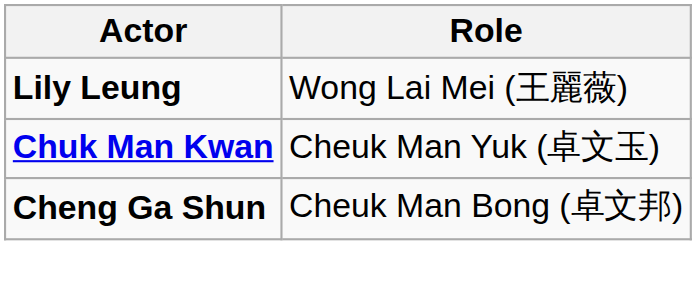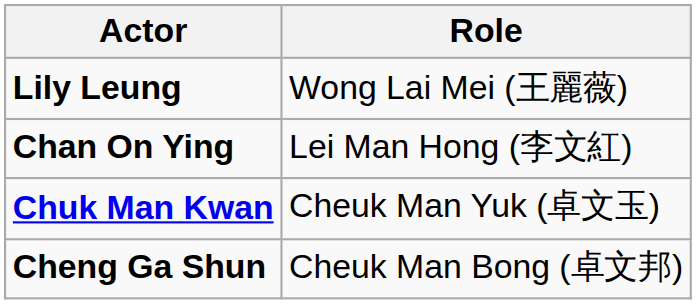+ row: (123, 147)
